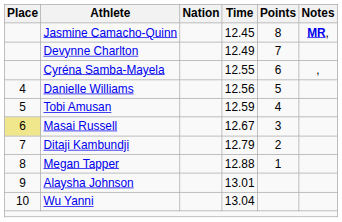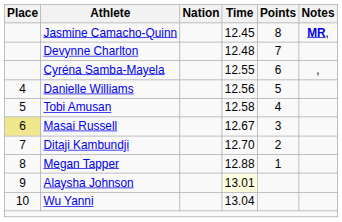(240, 51) 12.49 -> (240, 51) 12.48
(240, 107) 12.59 -> (240, 107) 12.58
(240, 145) 12.79 -> (240, 145) 12.70
(240, 182) no background -> (240, 182) lightyellow background
